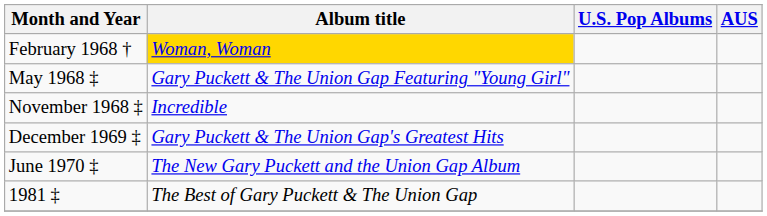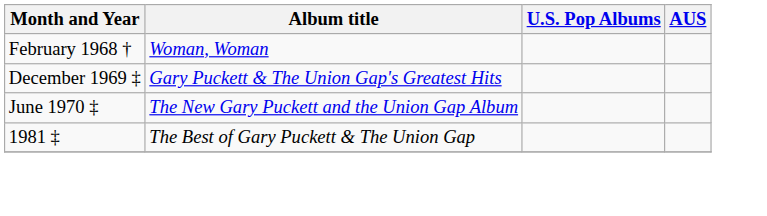(211, 48) gold background -> (209, 48) no background
- row: (54, 78)
- row: (76, 107)
